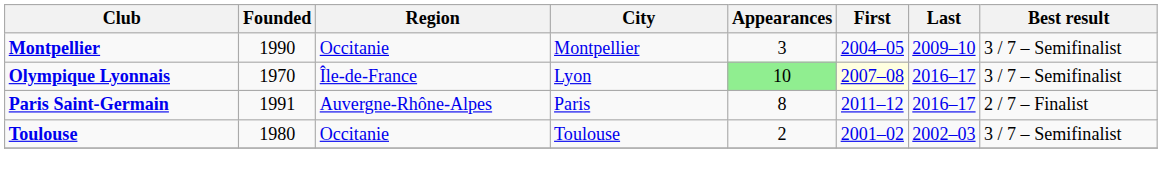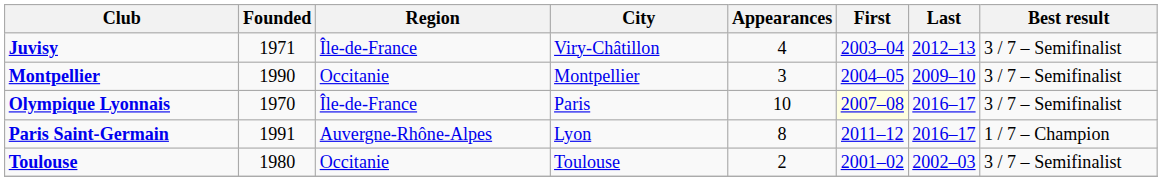+ row: (33, 47)
(573, 76) Lyon -> (572, 104) Paris
(782, 76) lightgreen background -> (782, 104) no background
(572, 104) Paris -> (573, 133) Lyon
(1036, 104) 2 / 7 – Finalist -> (1047, 133) 1 / 7 – Champion
